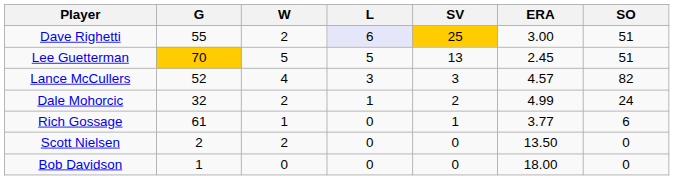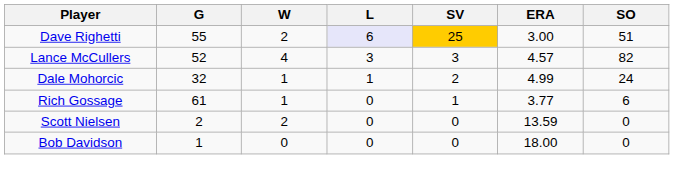- row: (80, 57)
(284, 100) 2 -> (284, 79) 1
(541, 143) 13.50 -> (541, 121) 13.59
